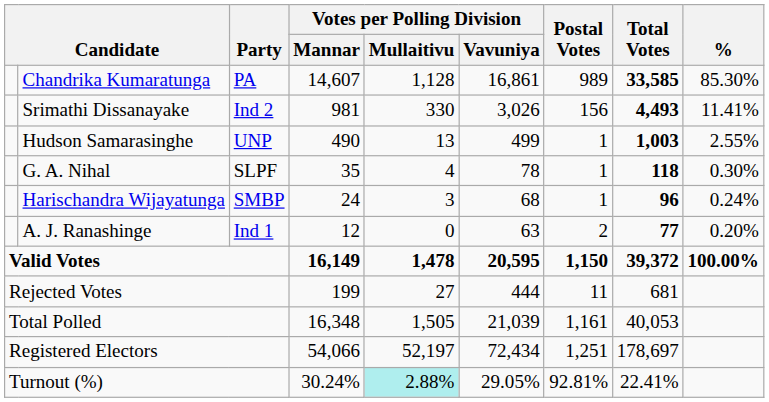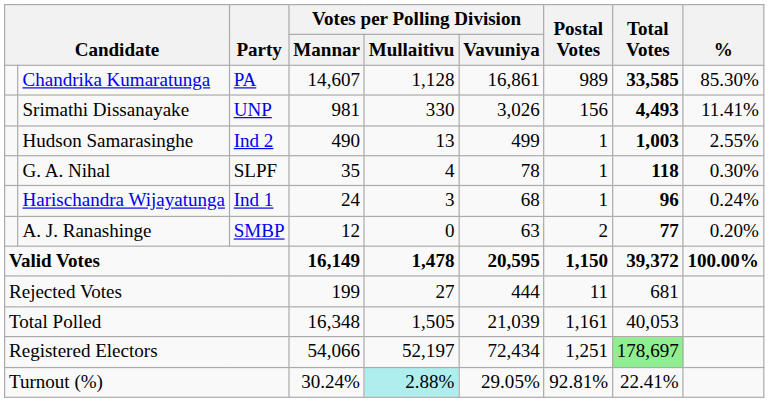(254, 110) Ind 2 -> (253, 110) UNP
(253, 140) UNP -> (254, 140) Ind 2
(259, 200) SMBP -> (254, 200) Ind 1
(254, 230) Ind 1 -> (259, 230) SMBP
(648, 351) no background -> (648, 351) lightgreen background
